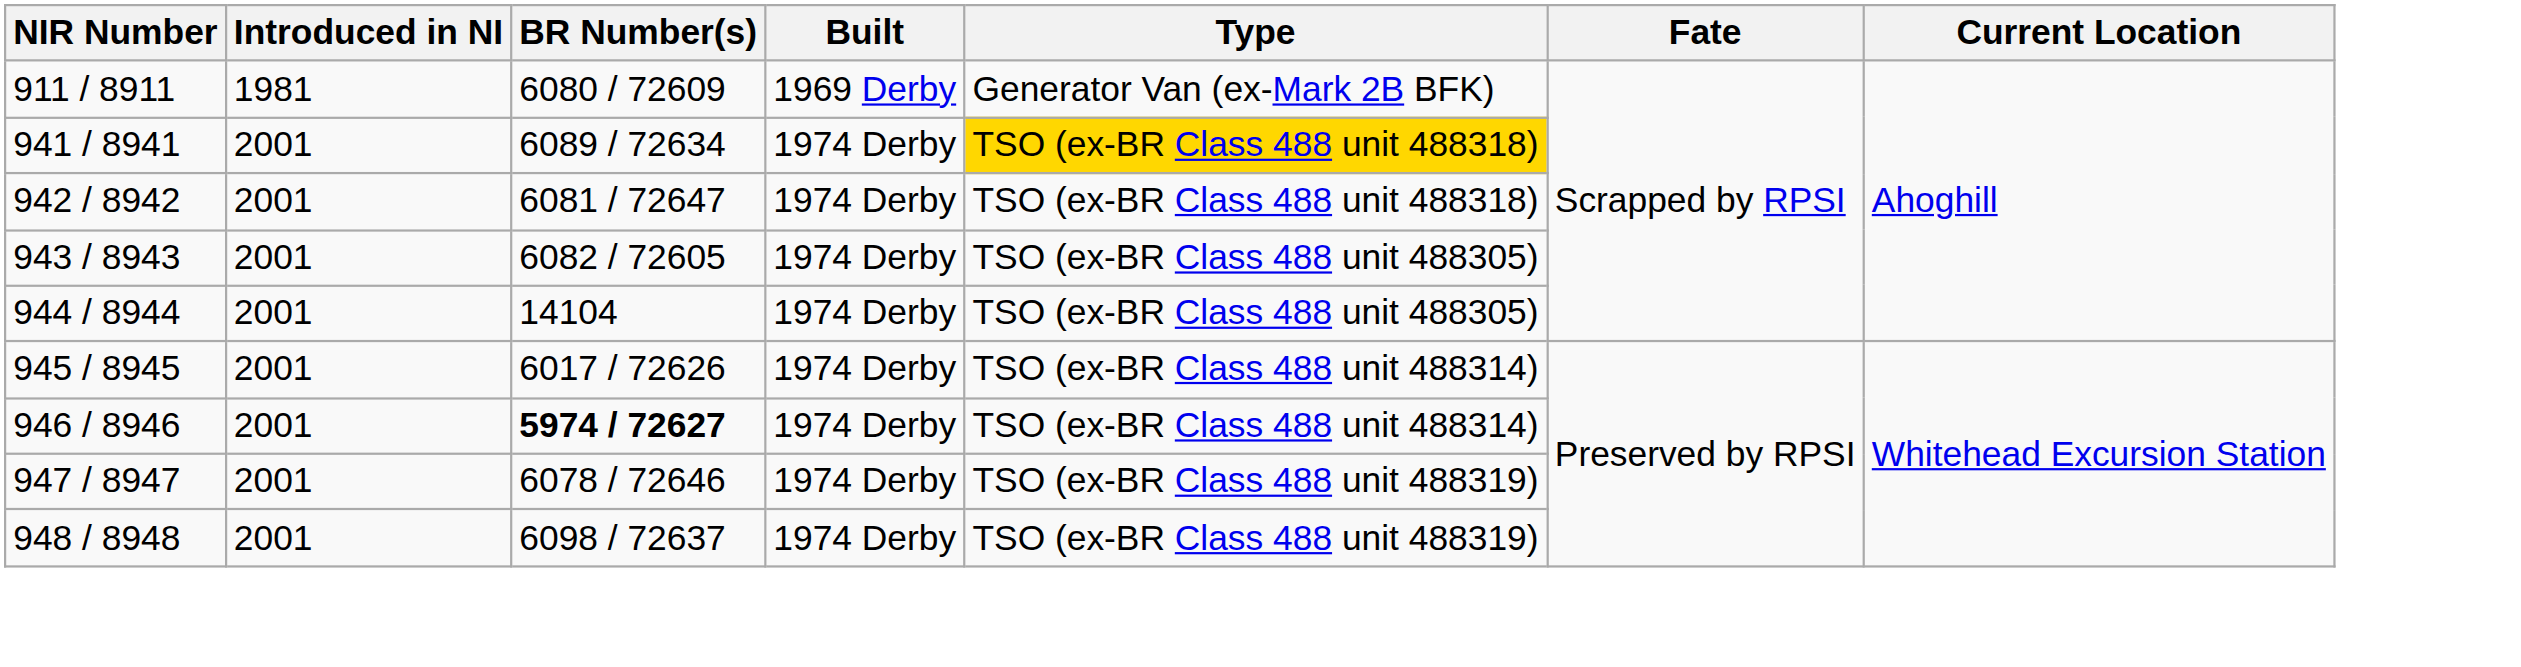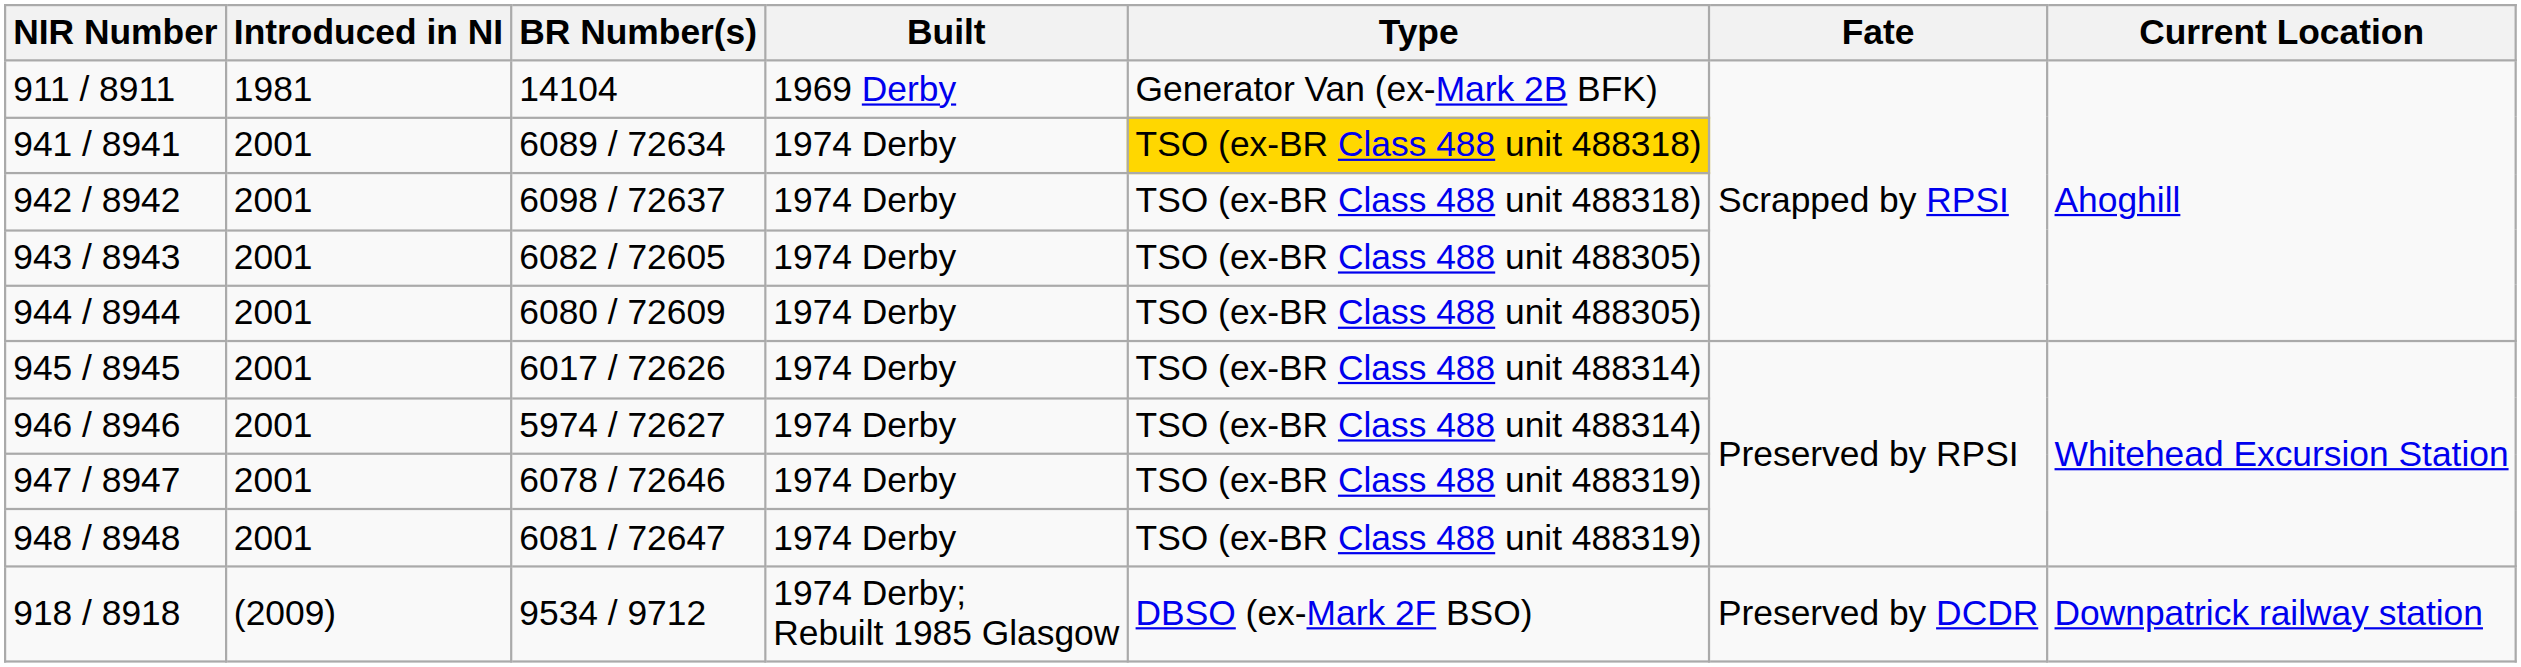(623, 88) 6080 / 72609 -> (568, 88) 14104
(623, 200) 6081 / 72647 -> (623, 200) 6098 / 72637
(568, 312) 14104 -> (623, 312) 6080 / 72609
(623, 425) bold -> (623, 425) normal
(623, 537) 6098 / 72637 -> (623, 537) 6081 / 72647
+ row: (97, 613)
